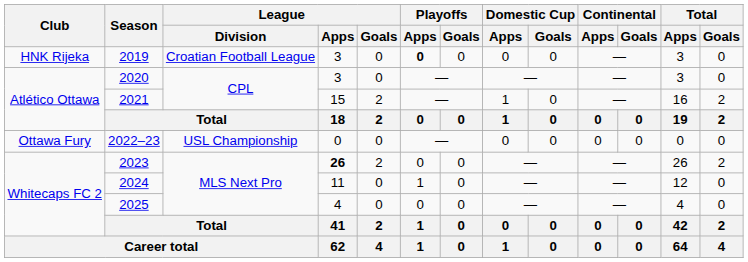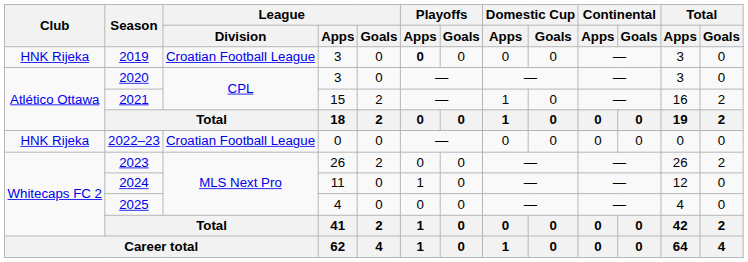(55, 141) Ottawa Fury -> (55, 141) HNK Rijeka
(240, 141) USL Championship -> (240, 141) Croatian Football League
(338, 162) bold -> (338, 162) normal
